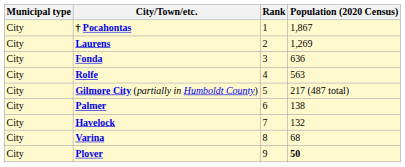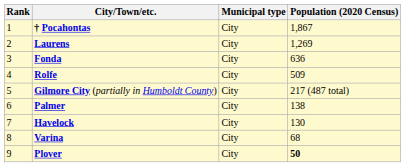columns swapped: (274, 12) <-> (39, 12)
(298, 75) 563 -> (298, 75) 509
(298, 122) 132 -> (298, 122) 130
